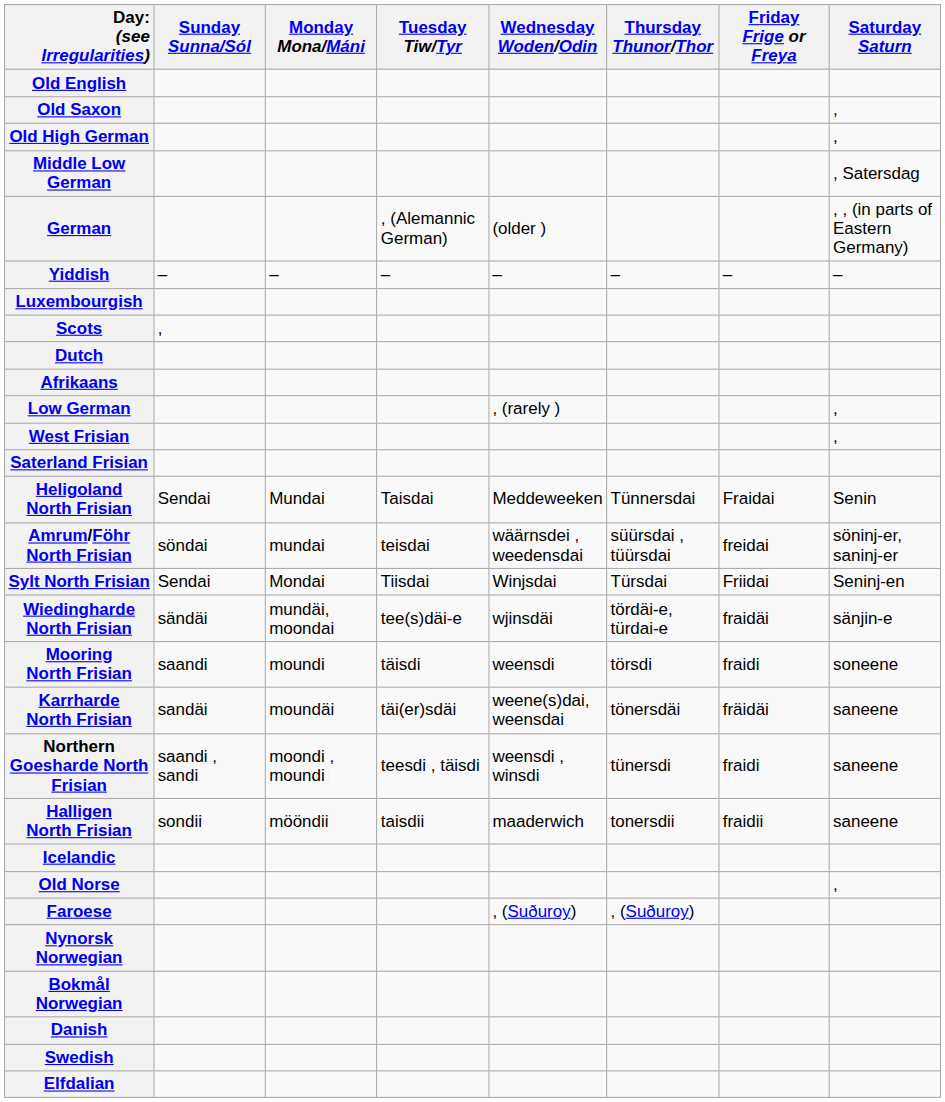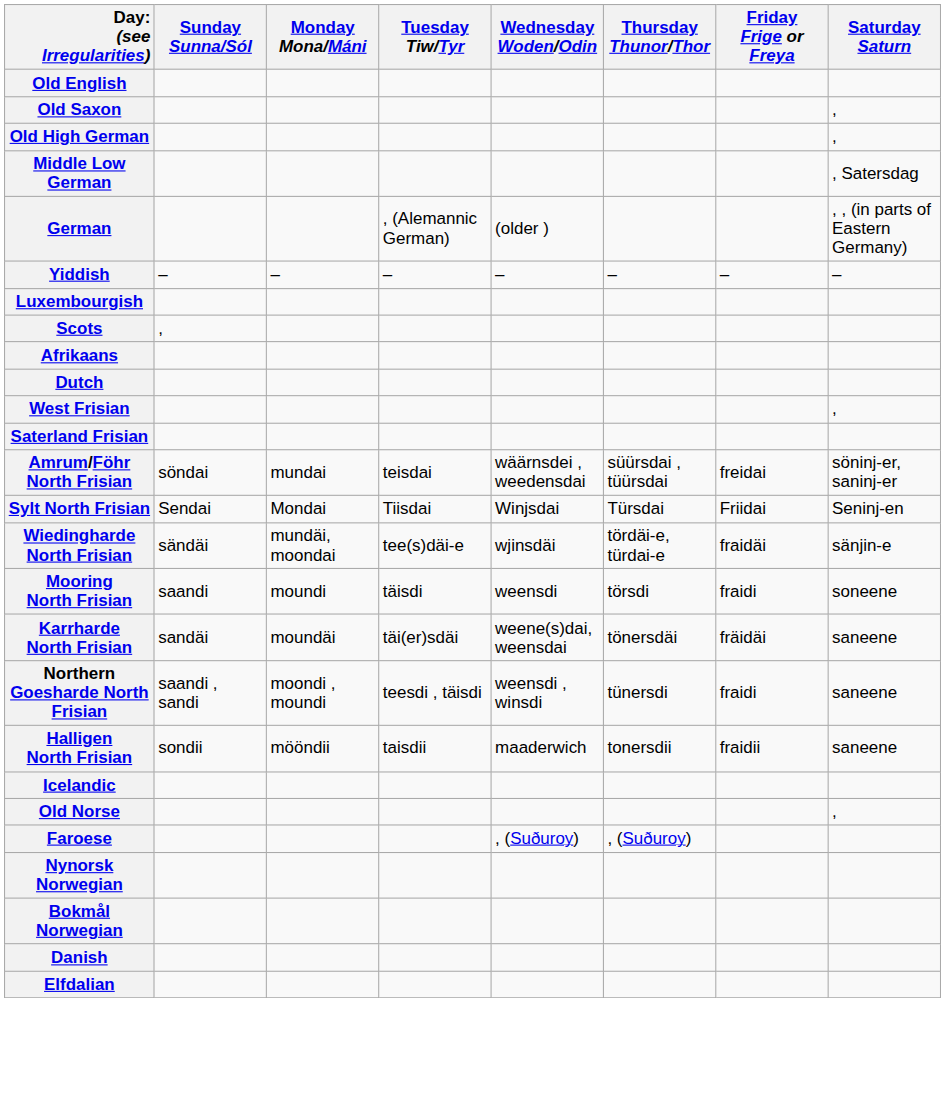rows swapped: (79, 355) <-> (79, 382)
- row: (79, 409)
- row: (79, 499)
- row: (79, 1057)
